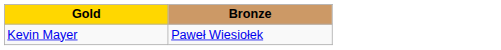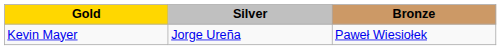+ column: (250, 14)
